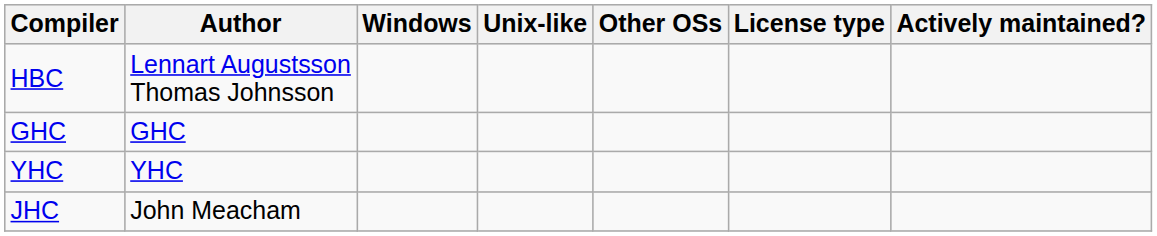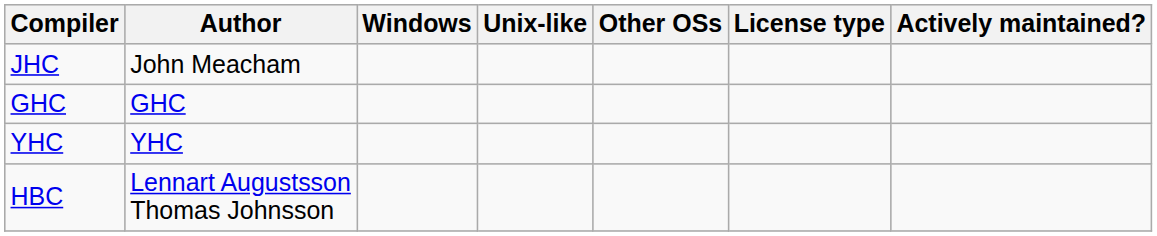rows swapped: (37, 77) <-> (35, 210)
